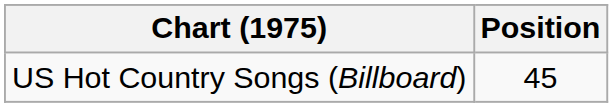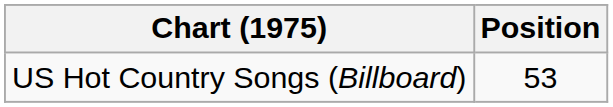(540, 76) 45 -> (540, 76) 53
